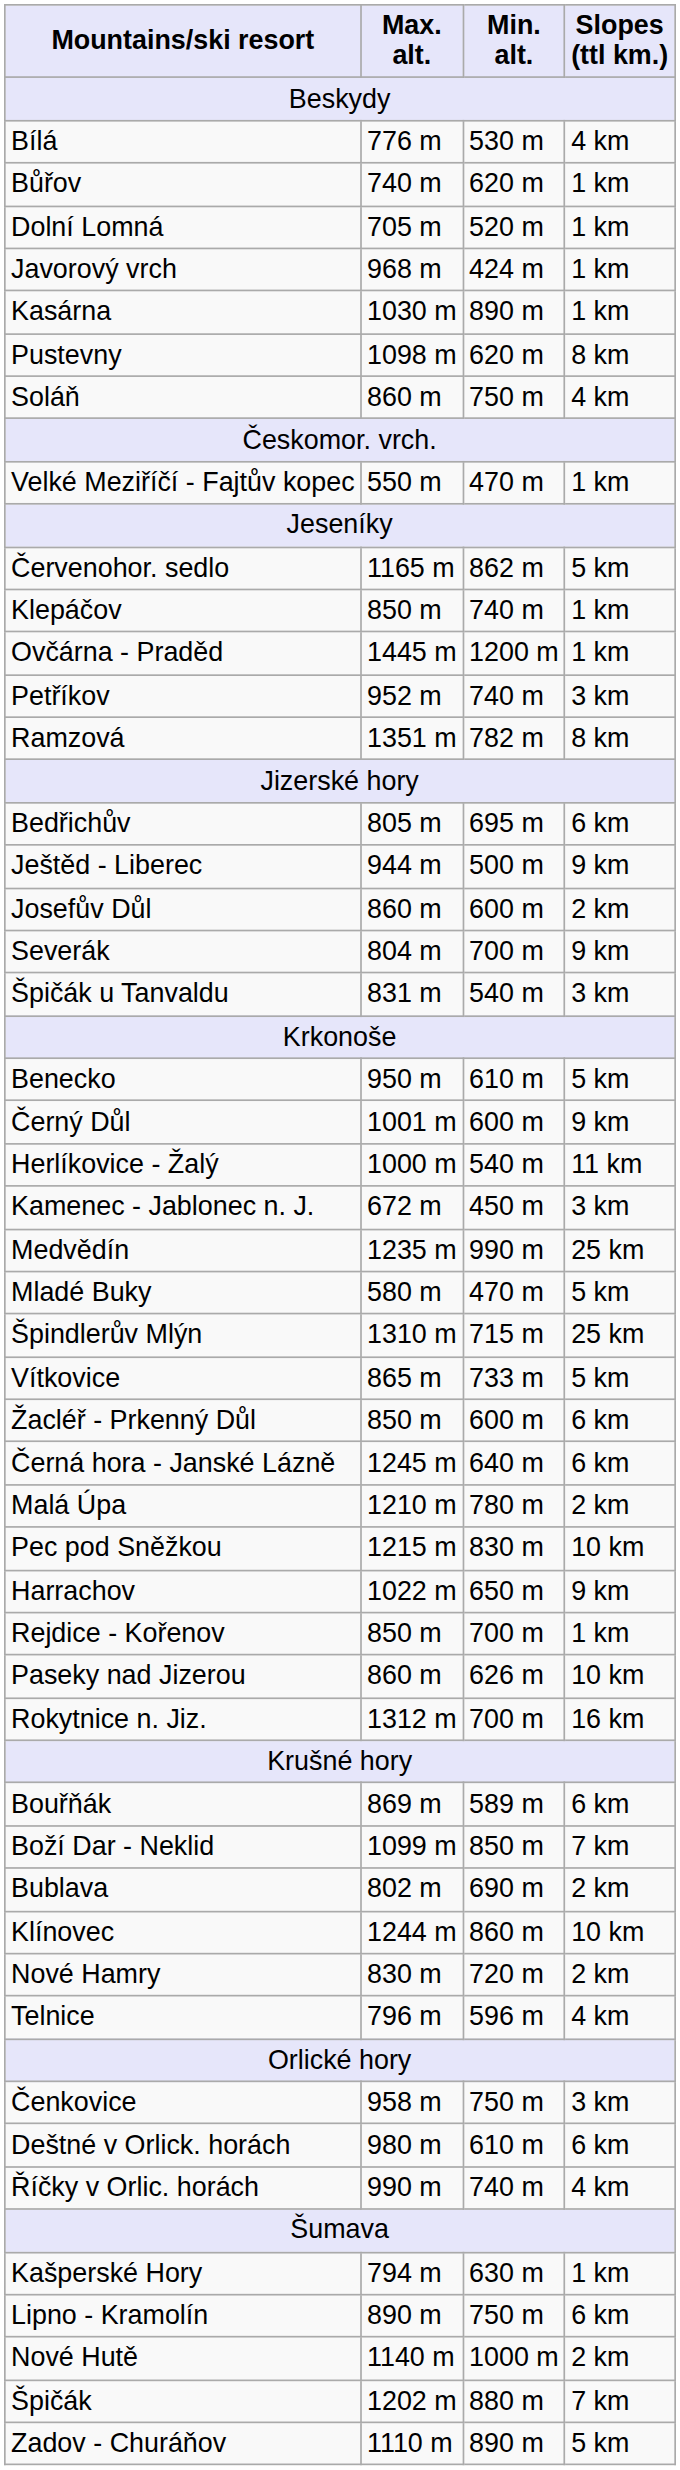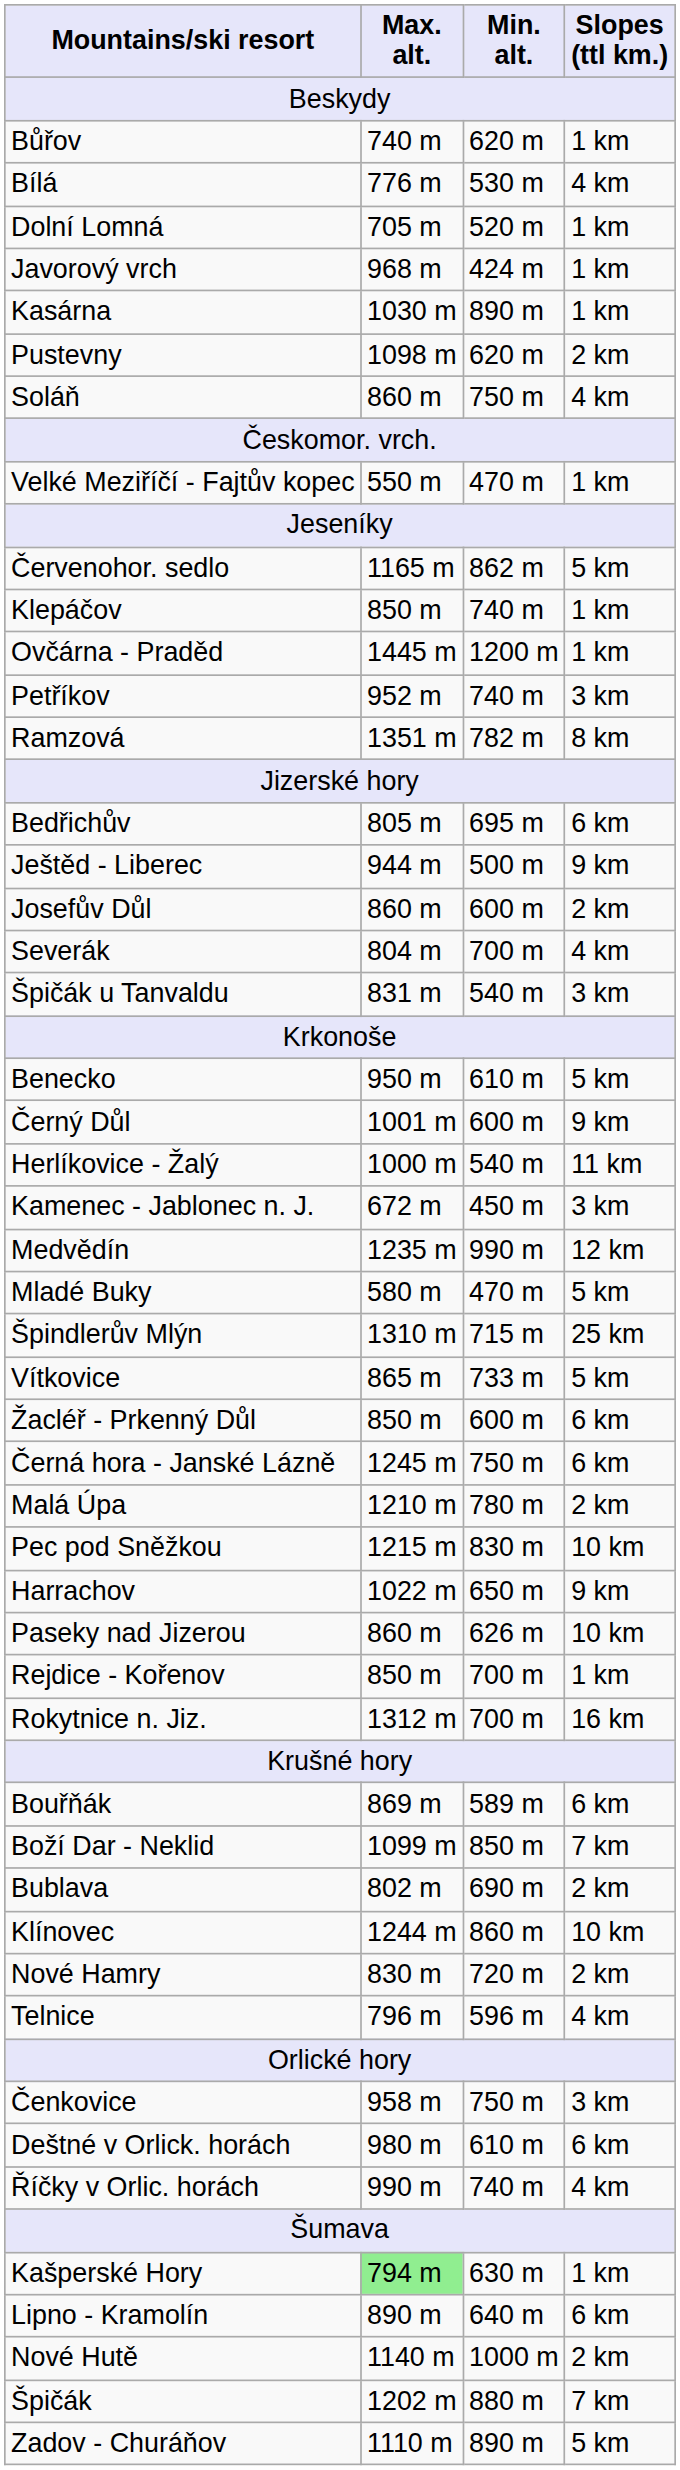rows swapped: (34, 141) <-> (46, 183)
(600, 354) 8 km -> (600, 354) 2 km
(600, 951) 9 km -> (600, 951) 4 km
(608, 1249) 25 km -> (608, 1249) 12 km
(506, 1462) 640 m -> (506, 1462) 750 m
rows swapped: (128, 1675) <-> (118, 1633)
(404, 2272) no background -> (404, 2272) lightgreen background
(506, 2315) 750 m -> (506, 2315) 640 m
